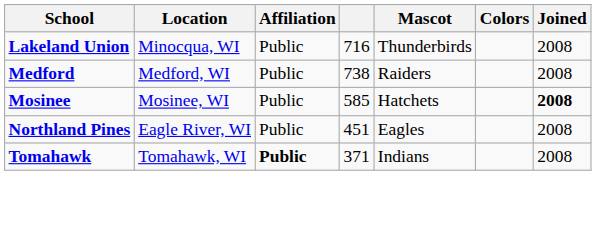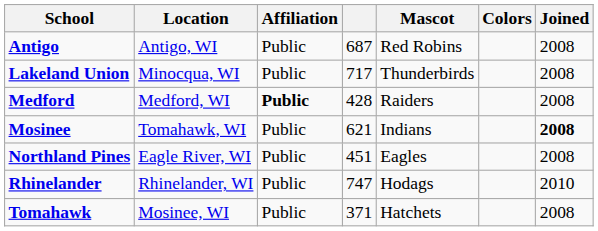+ row: (34, 45)
(357, 45) 716 -> (359, 73) 717
(281, 73) normal -> (285, 101) bold
(357, 73) 738 -> (359, 101) 428
(184, 101) Mosinee, WI -> (192, 128) Tomahawk, WI
(357, 101) 585 -> (359, 128) 621
(408, 101) Hatchets -> (406, 128) Indians
+ row: (55, 184)
(192, 156) Tomahawk, WI -> (184, 211) Mosinee, WI
(283, 156) bold -> (284, 211) normal
(403, 156) Indians -> (411, 211) Hatchets
